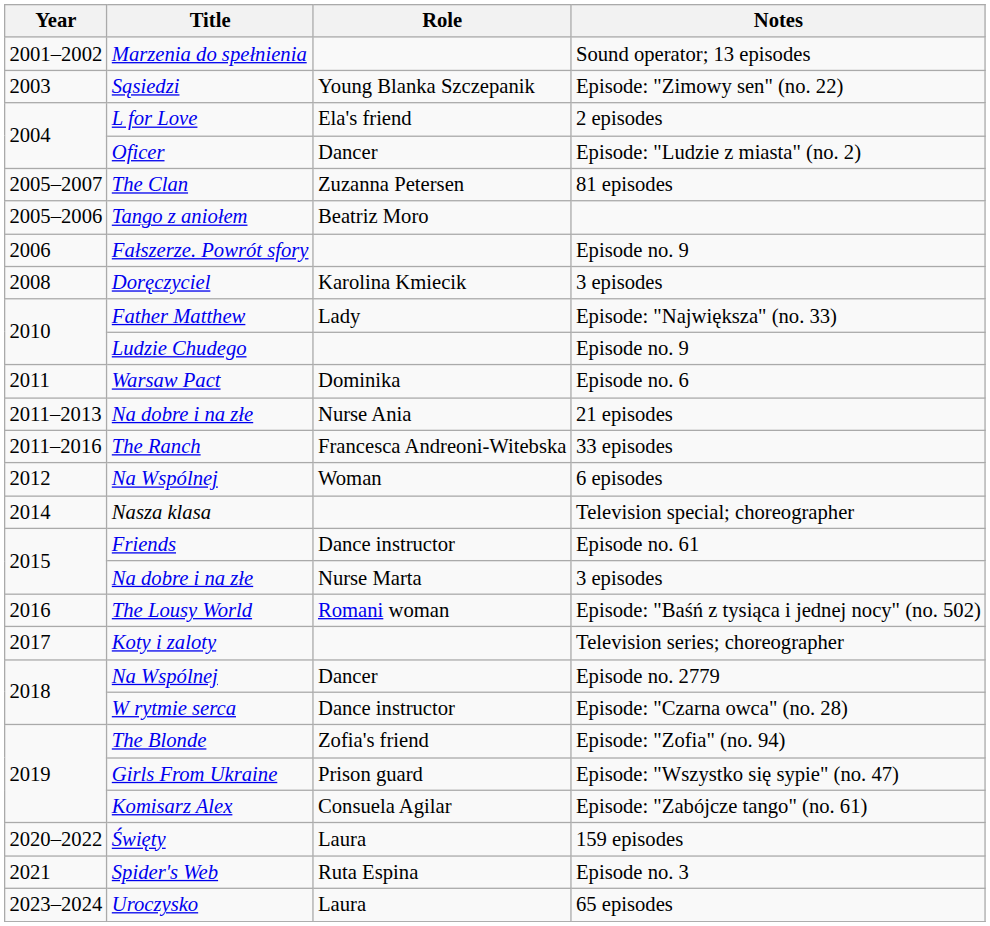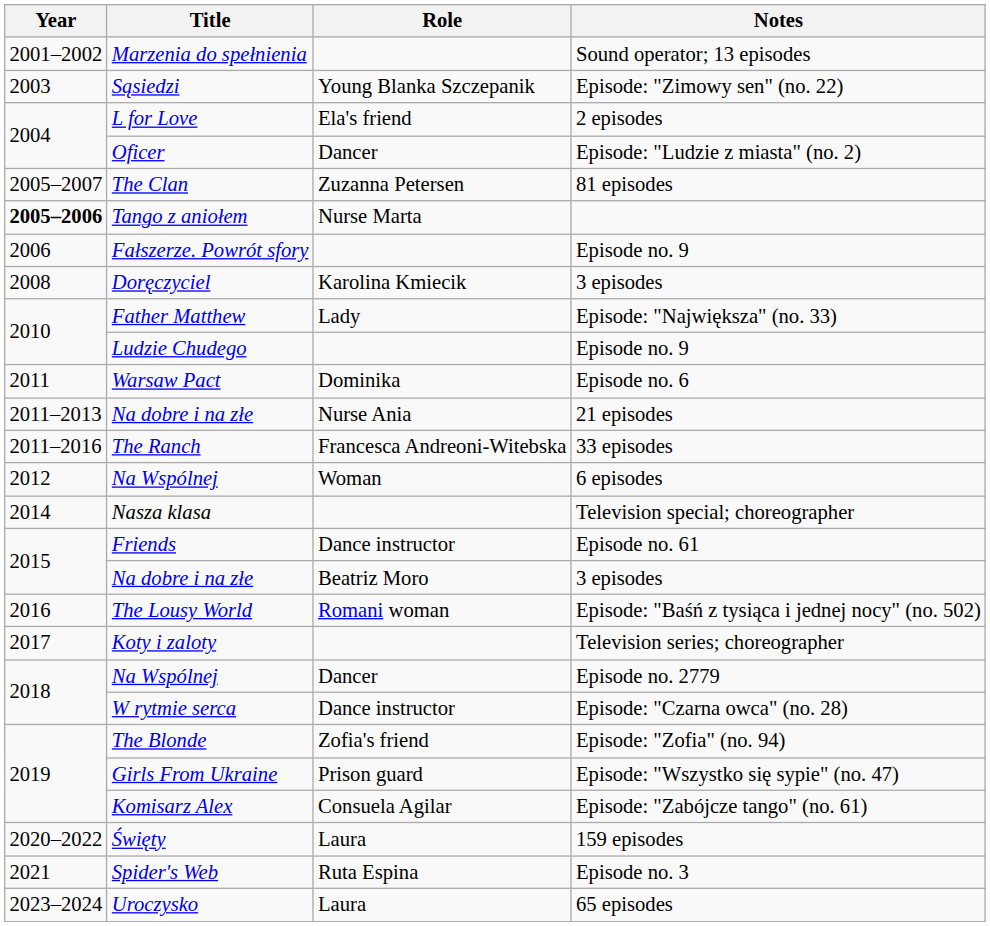(56, 217) normal -> (56, 217) bold
(373, 217) Beatriz Moro -> (370, 217) Nurse Marta
(370, 577) Nurse Marta -> (373, 577) Beatriz Moro
